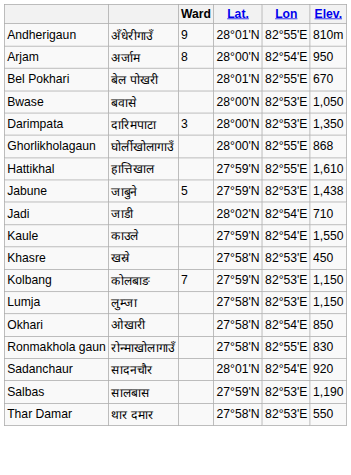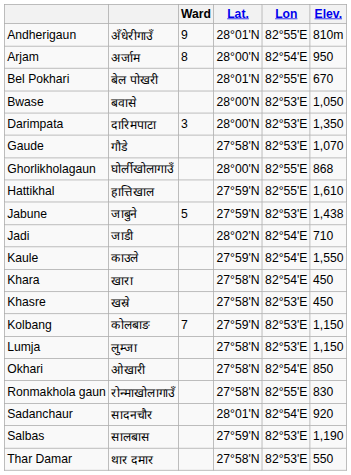+ row: (25, 146)
+ row: (23, 280)
